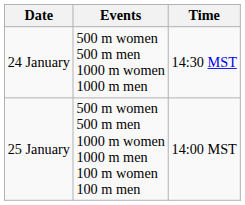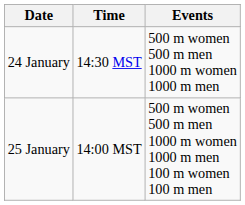columns swapped: (204, 15) <-> (121, 15)
